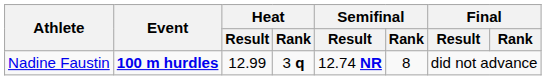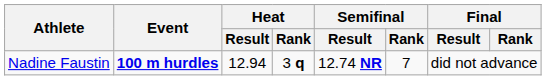(247, 63) 12.99 -> (247, 63) 12.94
(406, 63) 8 -> (406, 63) 7
